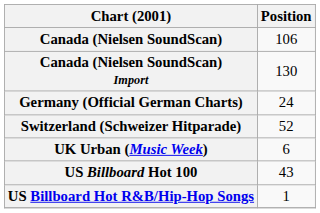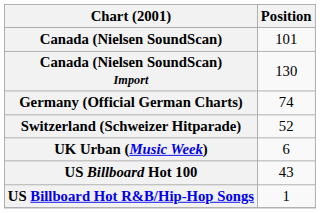(286, 39) 106 -> (286, 39) 101
(286, 102) 24 -> (286, 102) 74
